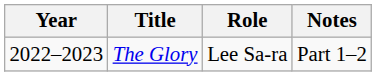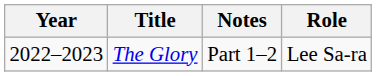columns swapped: (247, 20) <-> (332, 20)
